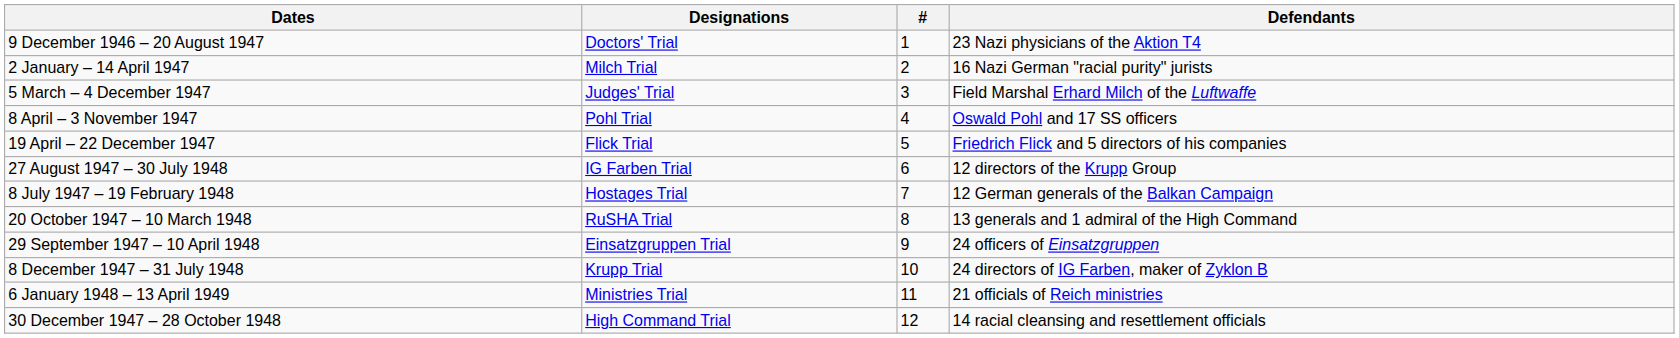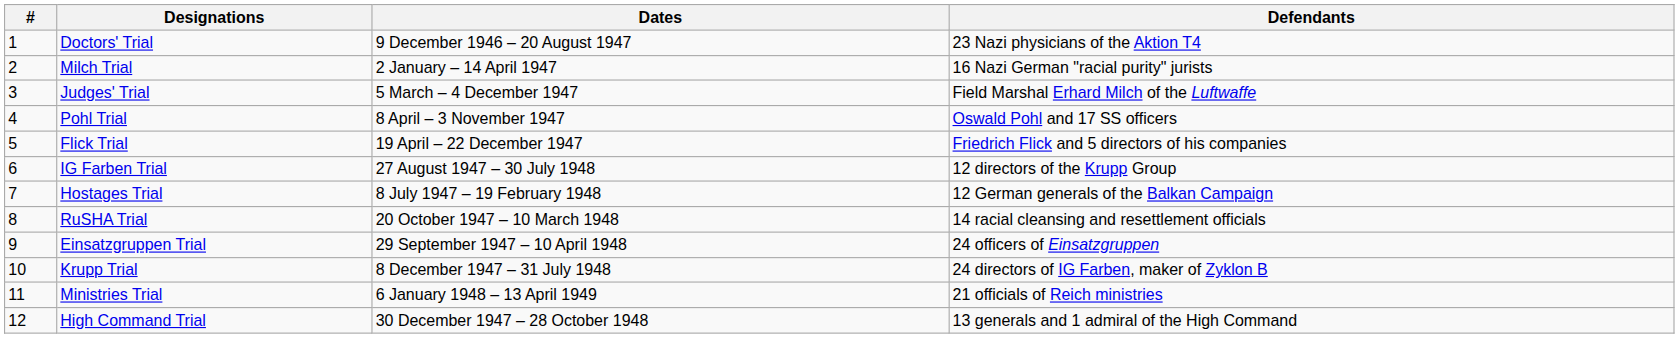columns swapped: (923, 18) <-> (293, 18)
(1125, 220) 13 generals and 1 admiral of the High Command -> (1109, 220) 14 racial cleansing and resettlement officials
(1109, 321) 14 racial cleansing and resettlement officials -> (1125, 321) 13 generals and 1 admiral of the High Command
